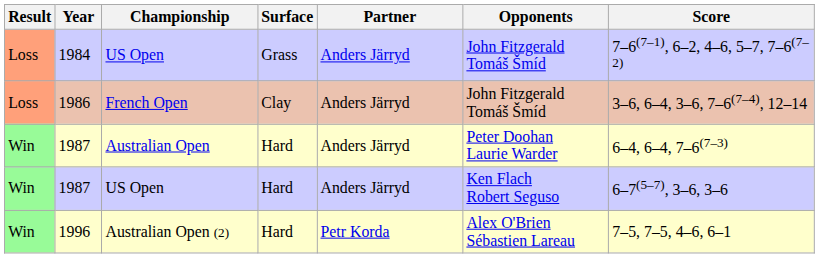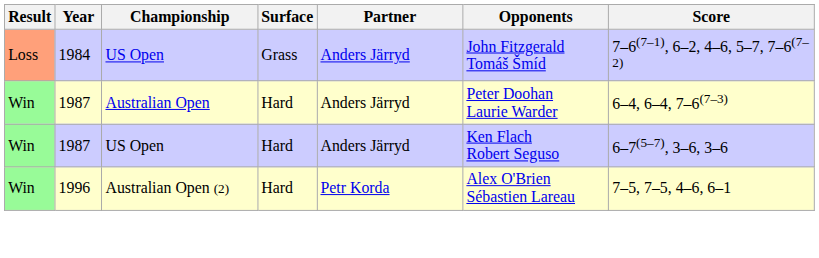- row: (74, 102)
